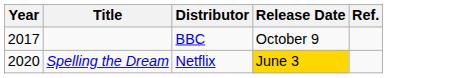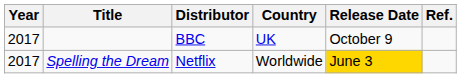+ column: (289, 15)
(24, 61) 2020 -> (24, 61) 2017
